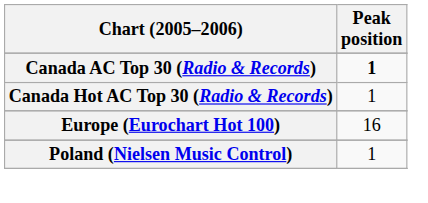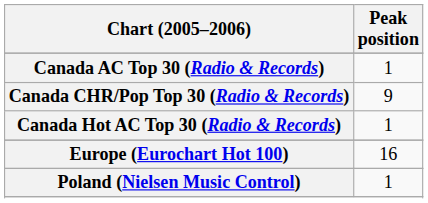(372, 67) bold -> (388, 67) normal
+ row: (179, 96)
